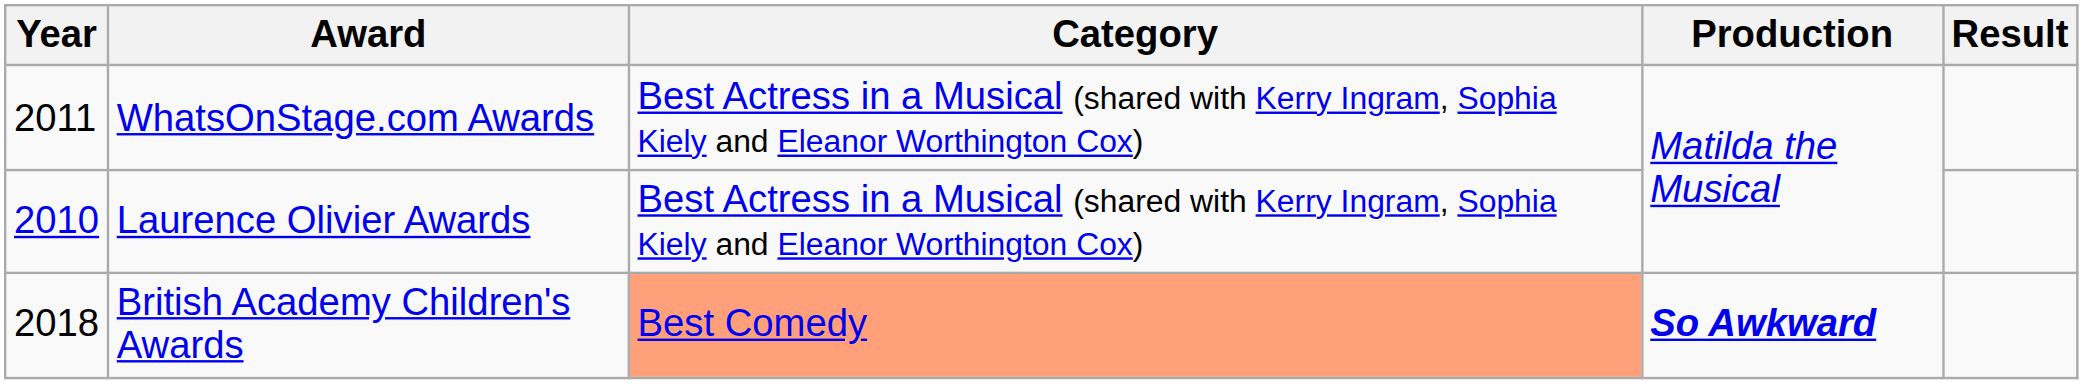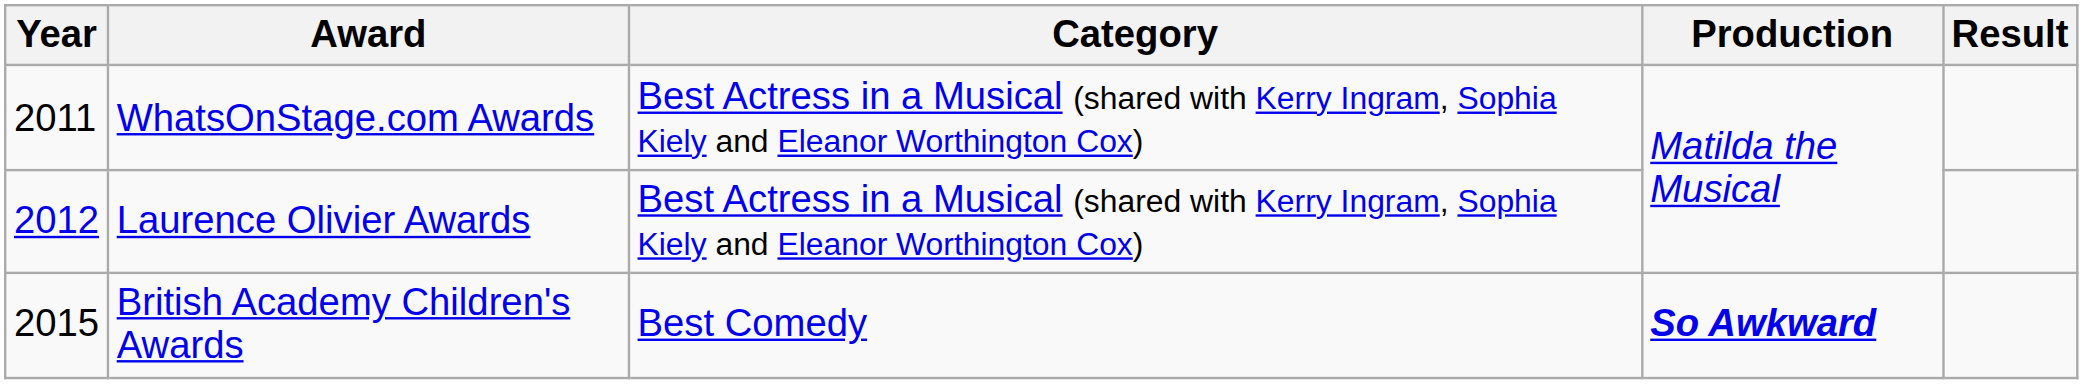(57, 220) 2010 -> (57, 220) 2012
(57, 324) 2018 -> (57, 324) 2015
(752, 324) lightsalmon background -> (752, 324) no background
